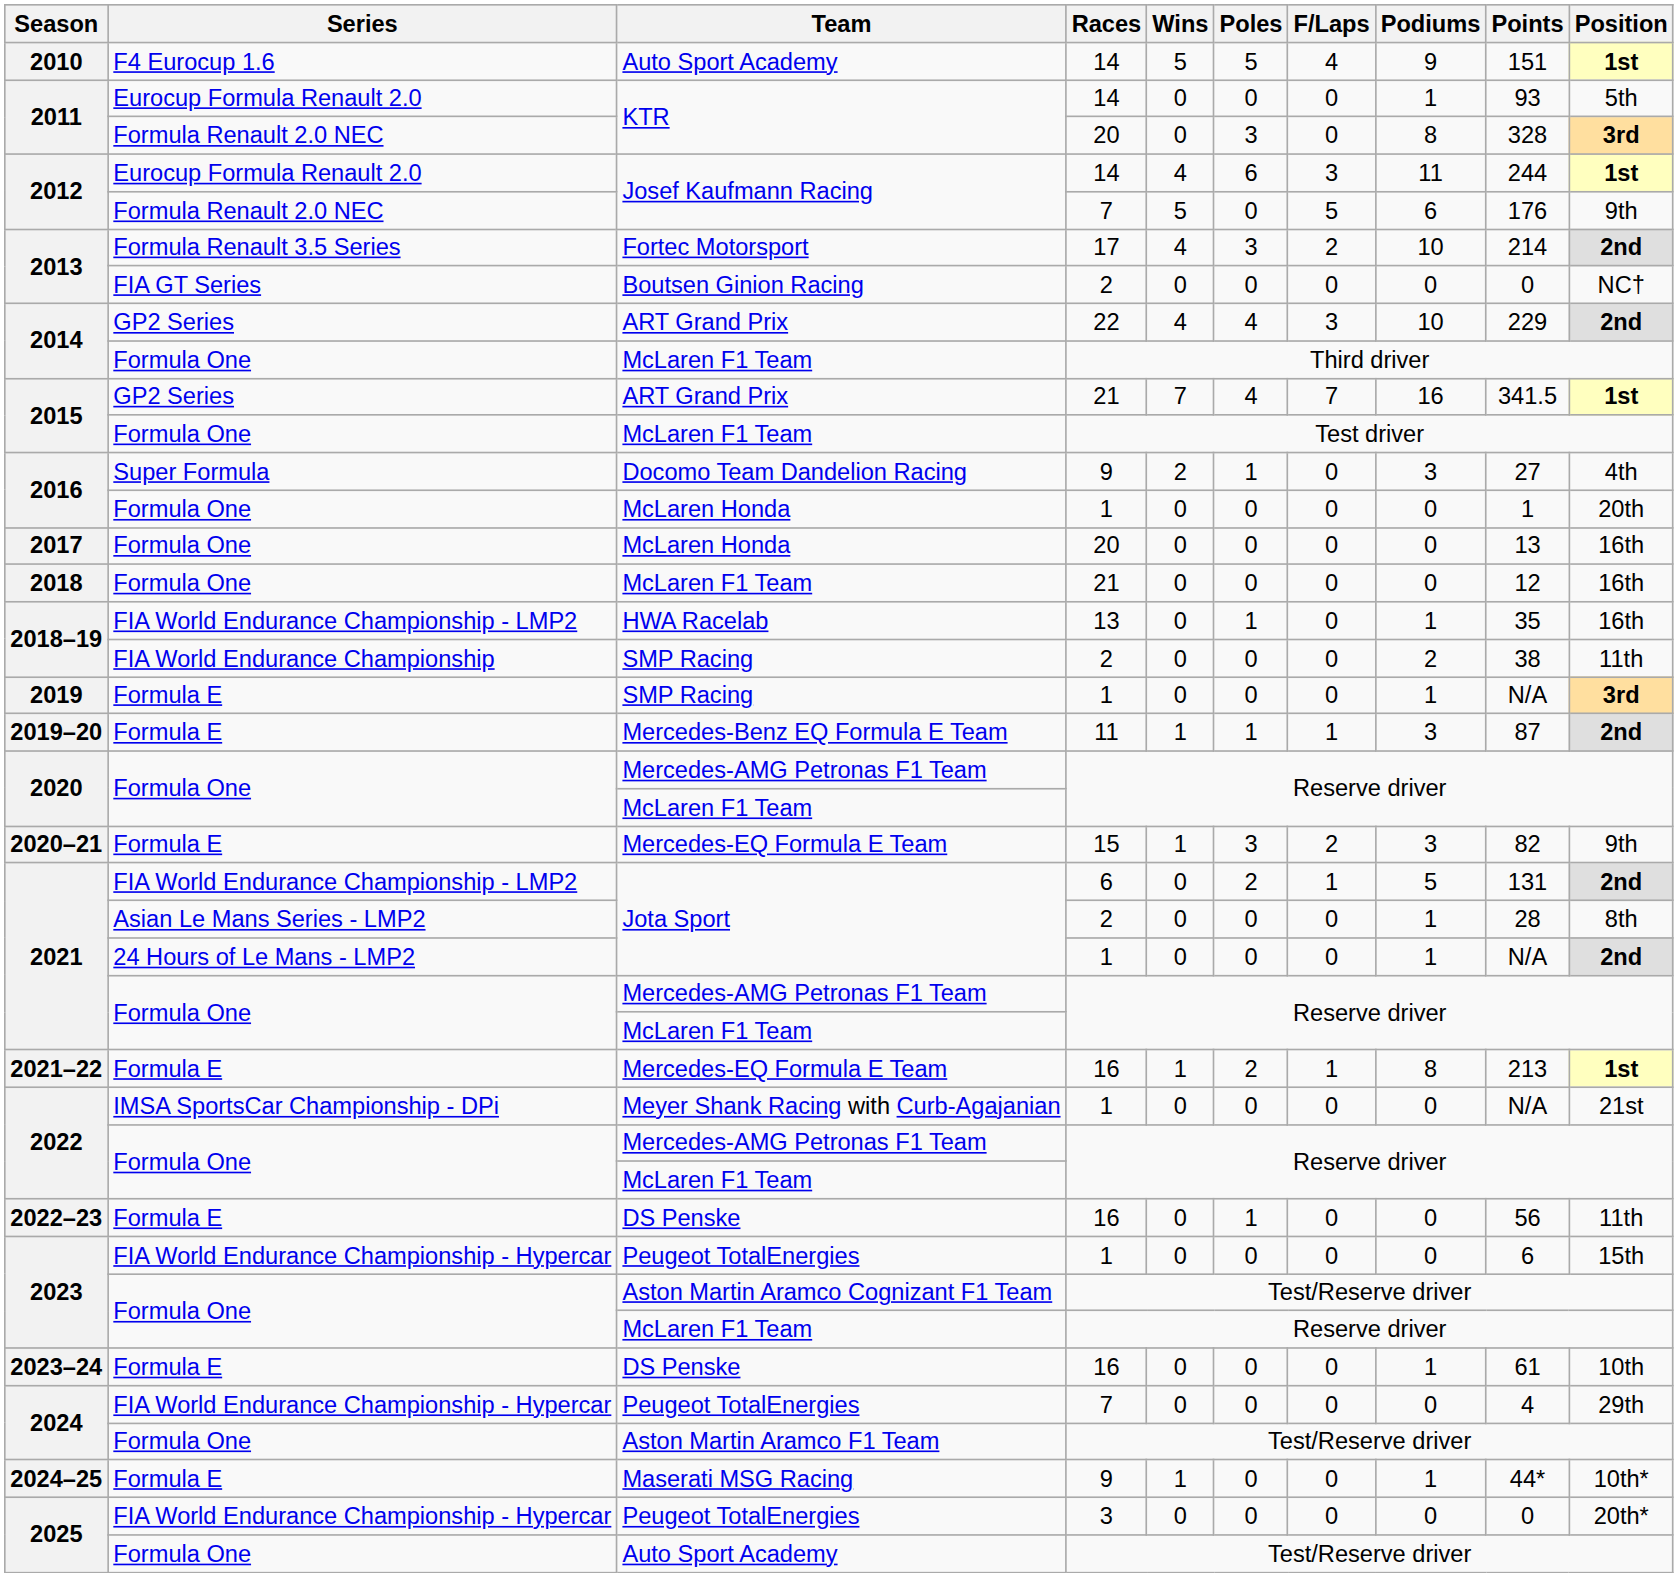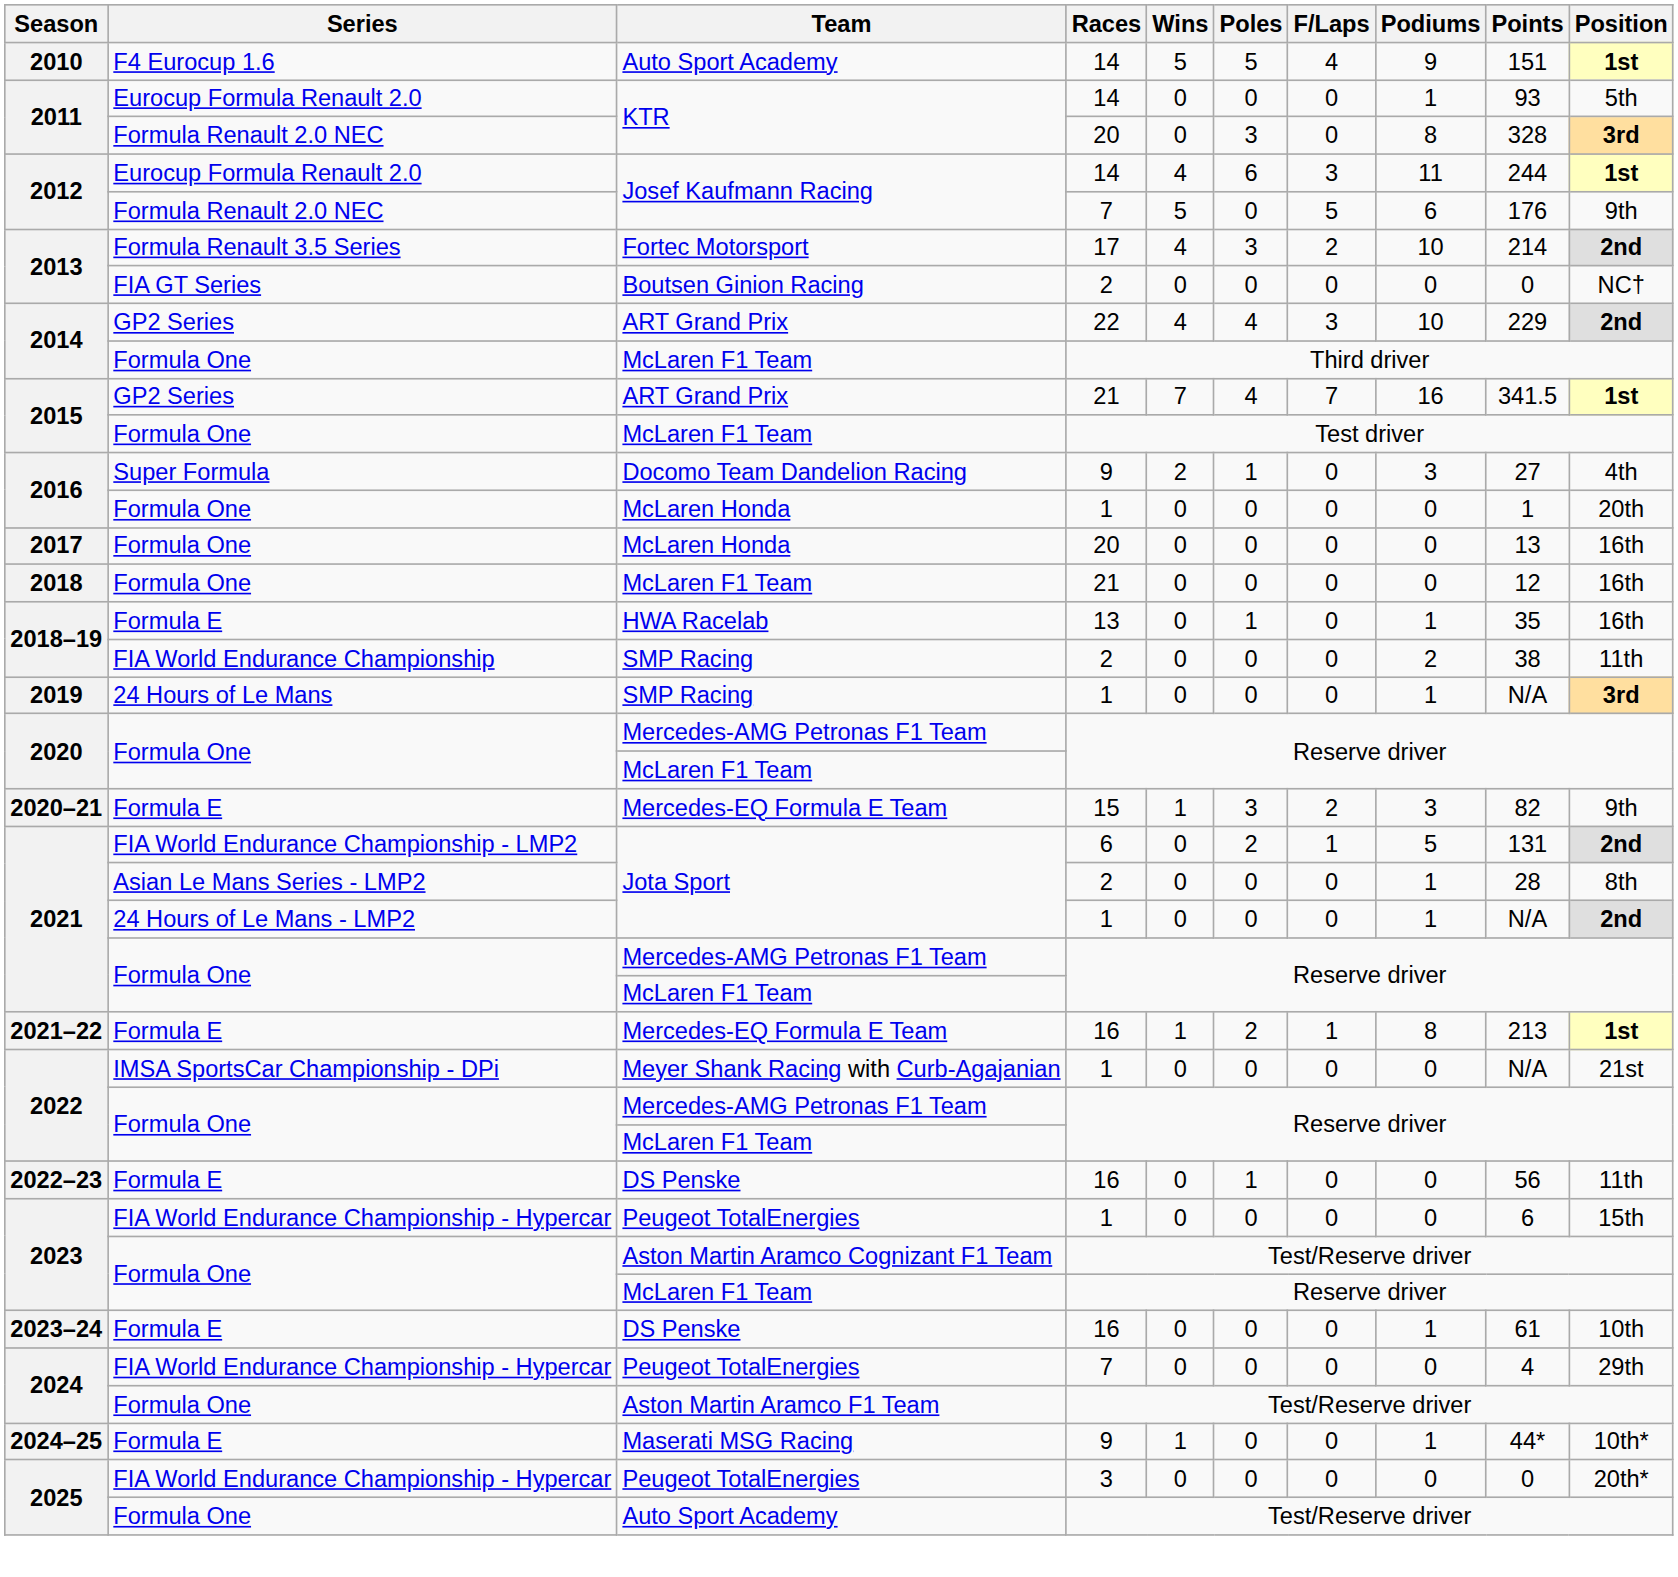(345, 621) FIA World Endurance Championship - LMP2 -> (168, 621) Formula E
(168, 695) Formula E -> (223, 695) 24 Hours of Le Mans
- row: (56, 733)
